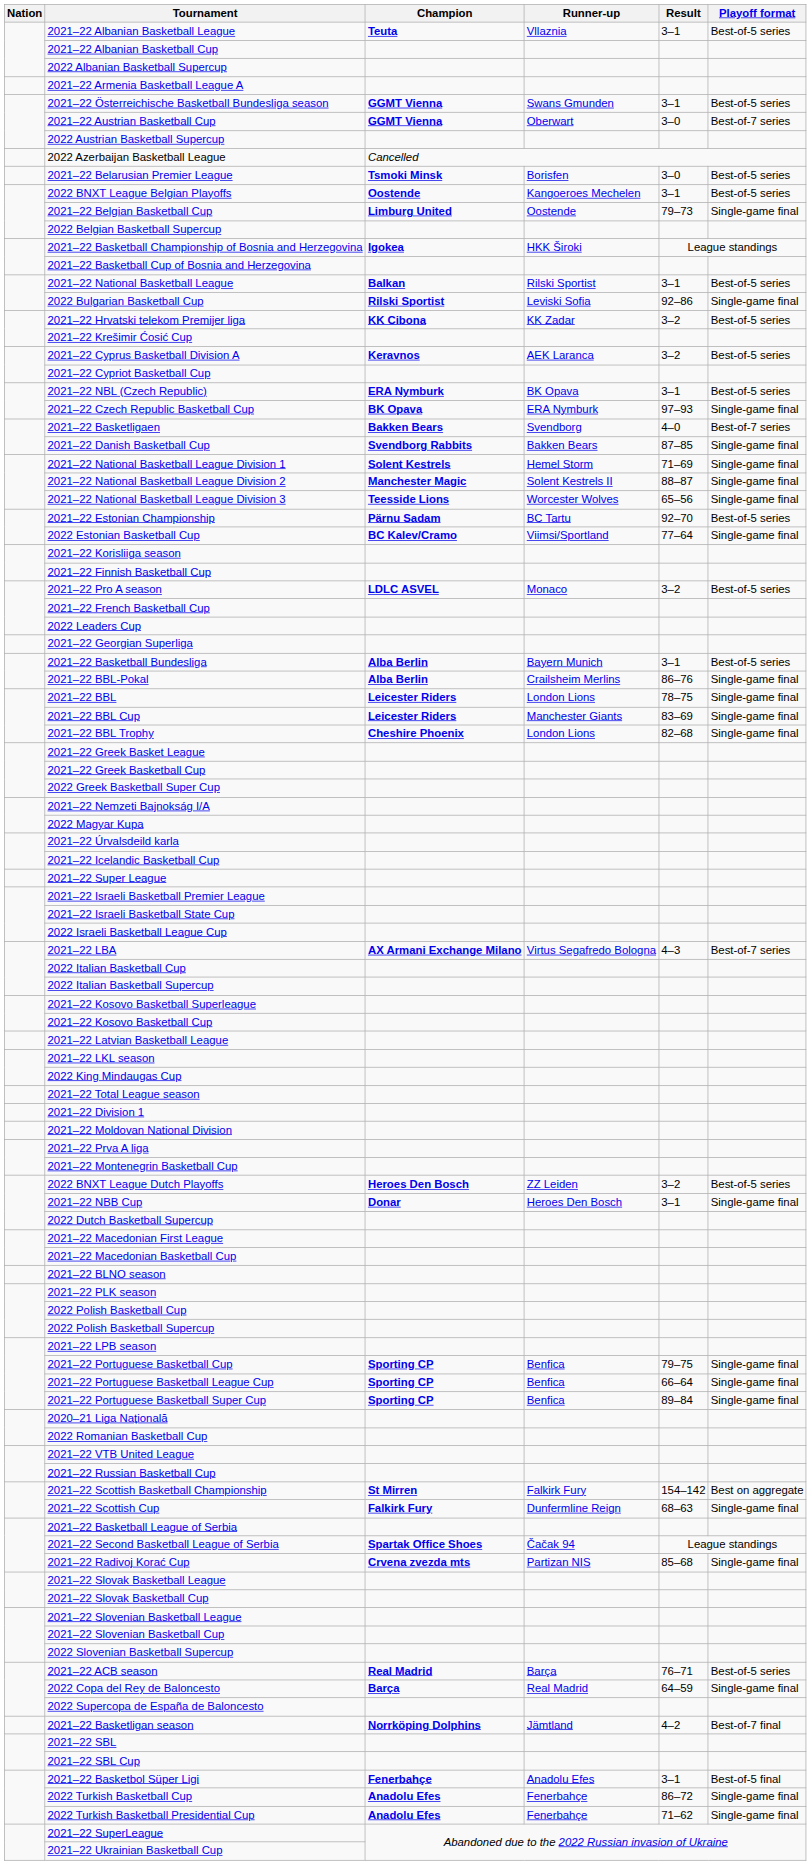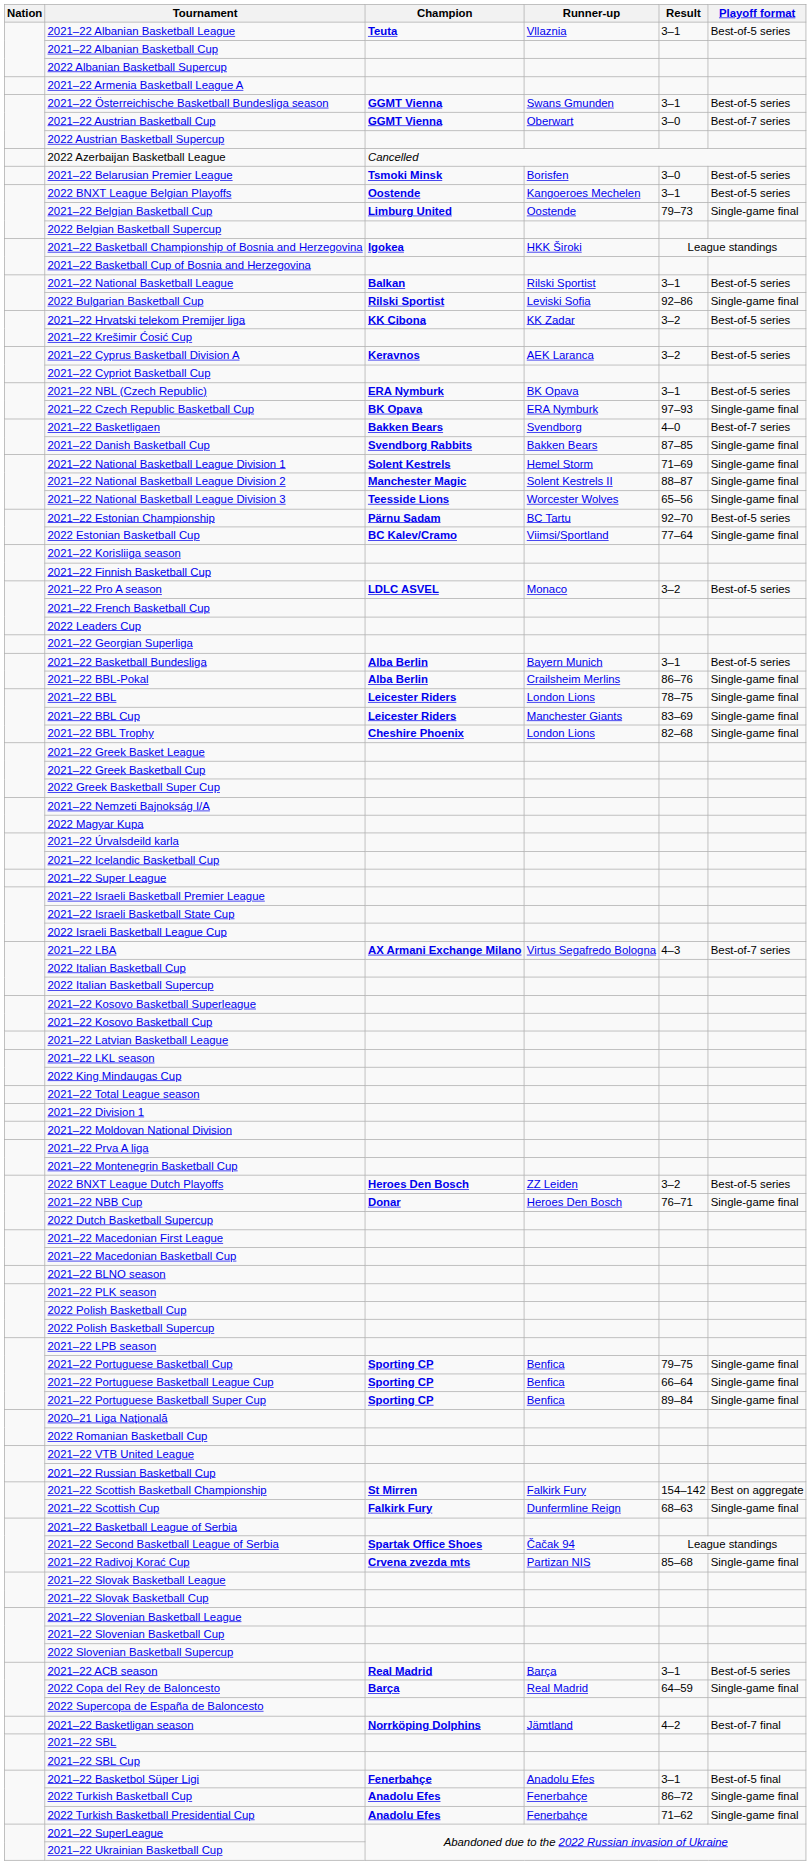(671, 1202) 3–1 -> (677, 1202) 76–71
(677, 1671) 76–71 -> (671, 1671) 3–1
